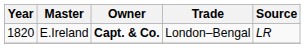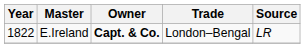(21, 33) 1820 -> (21, 33) 1822
